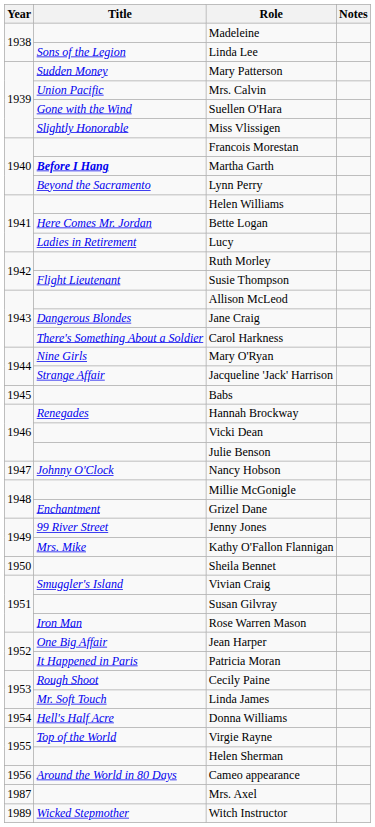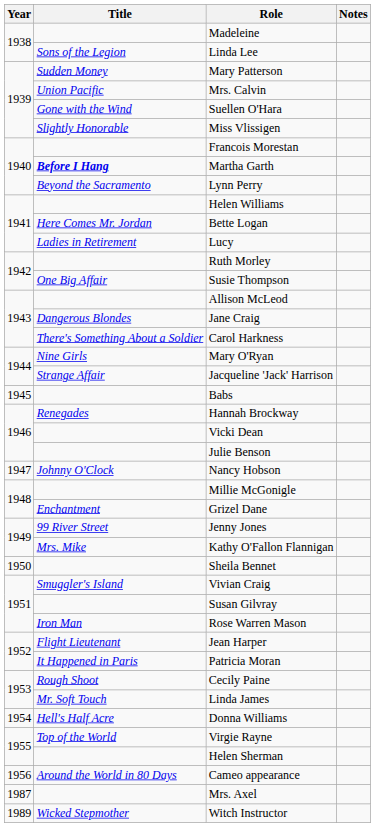(79, 280) Flight Lieutenant -> (72, 280) One Big Affair
(72, 642) One Big Affair -> (79, 642) Flight Lieutenant
